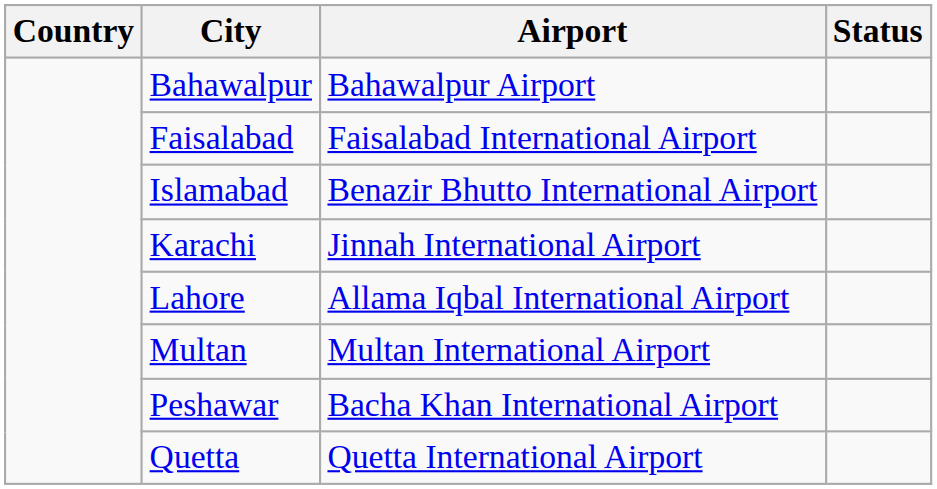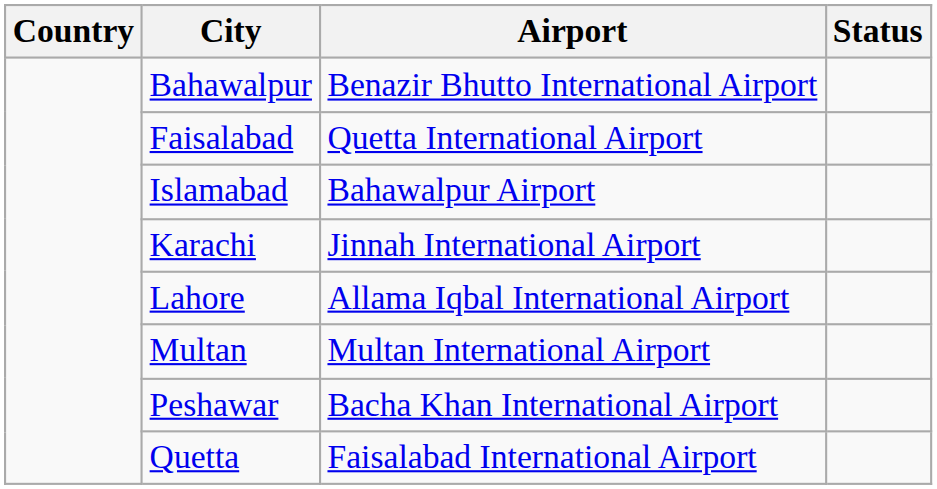(461, 84) Bahawalpur Airport -> (572, 84) Benazir Bhutto International Airport
(542, 137) Faisalabad International Airport -> (515, 137) Quetta International Airport
(572, 191) Benazir Bhutto International Airport -> (461, 191) Bahawalpur Airport
(515, 457) Quetta International Airport -> (542, 457) Faisalabad International Airport
